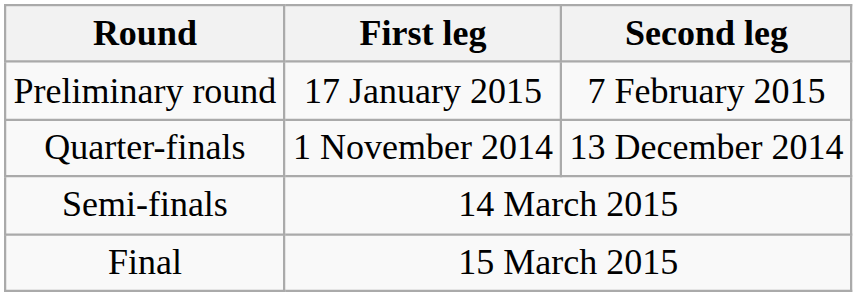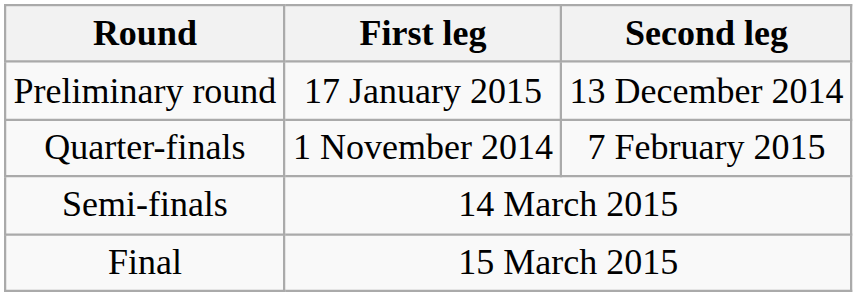(706, 90) 7 February 2015 -> (706, 90) 13 December 2014
(706, 147) 13 December 2014 -> (706, 147) 7 February 2015
